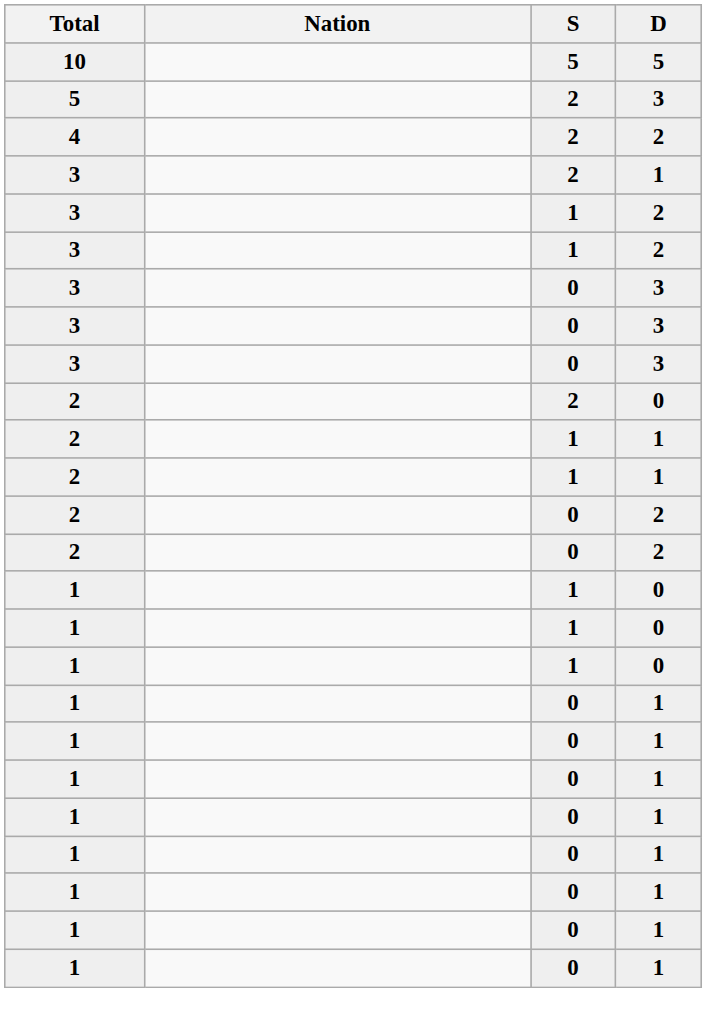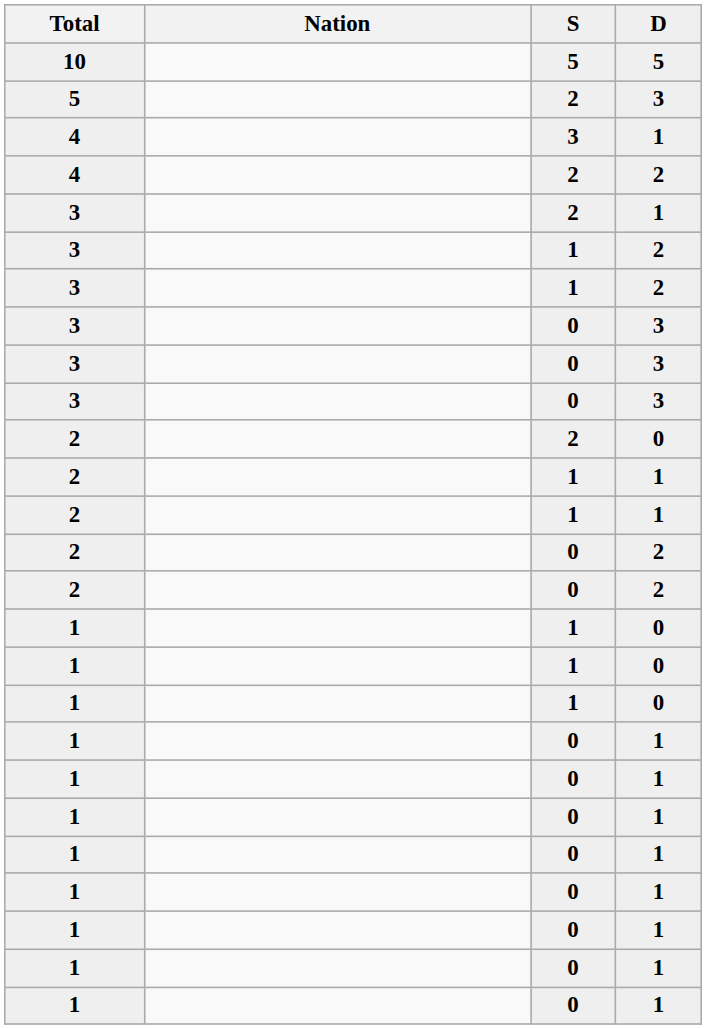+ row: (75, 137)
